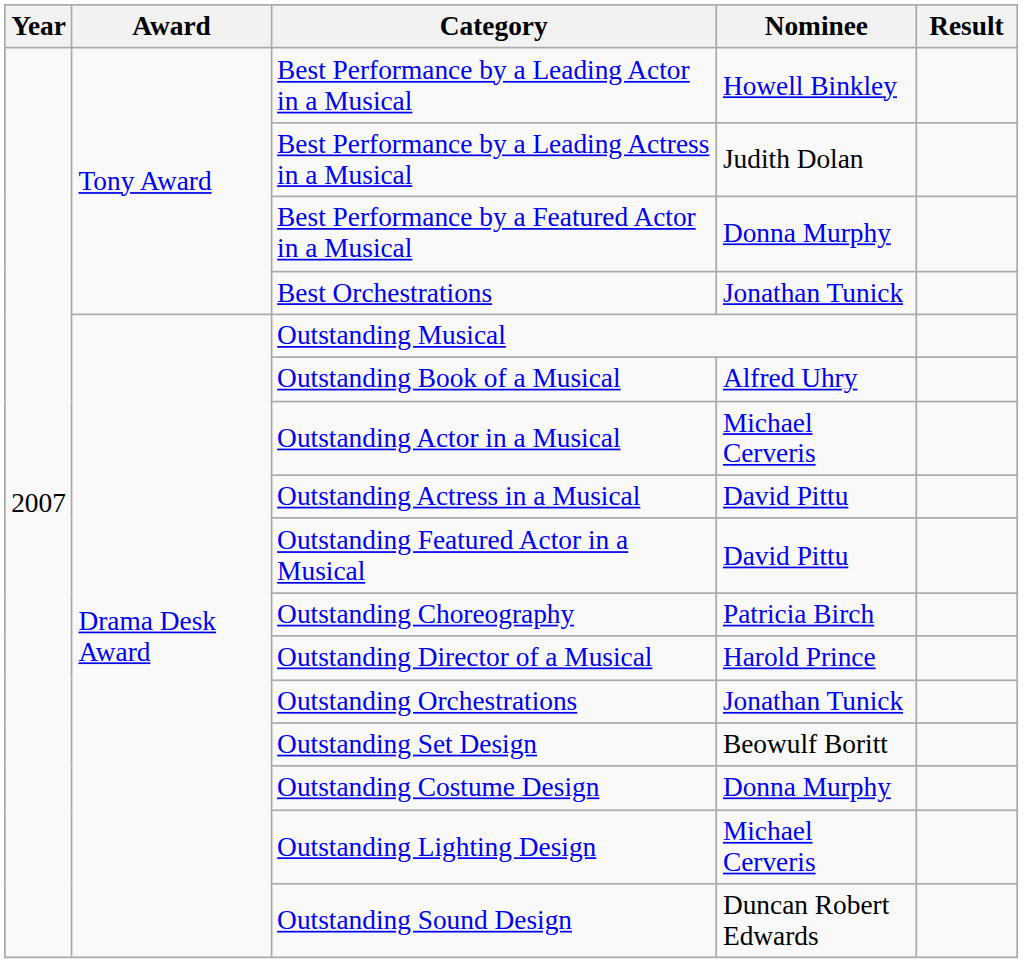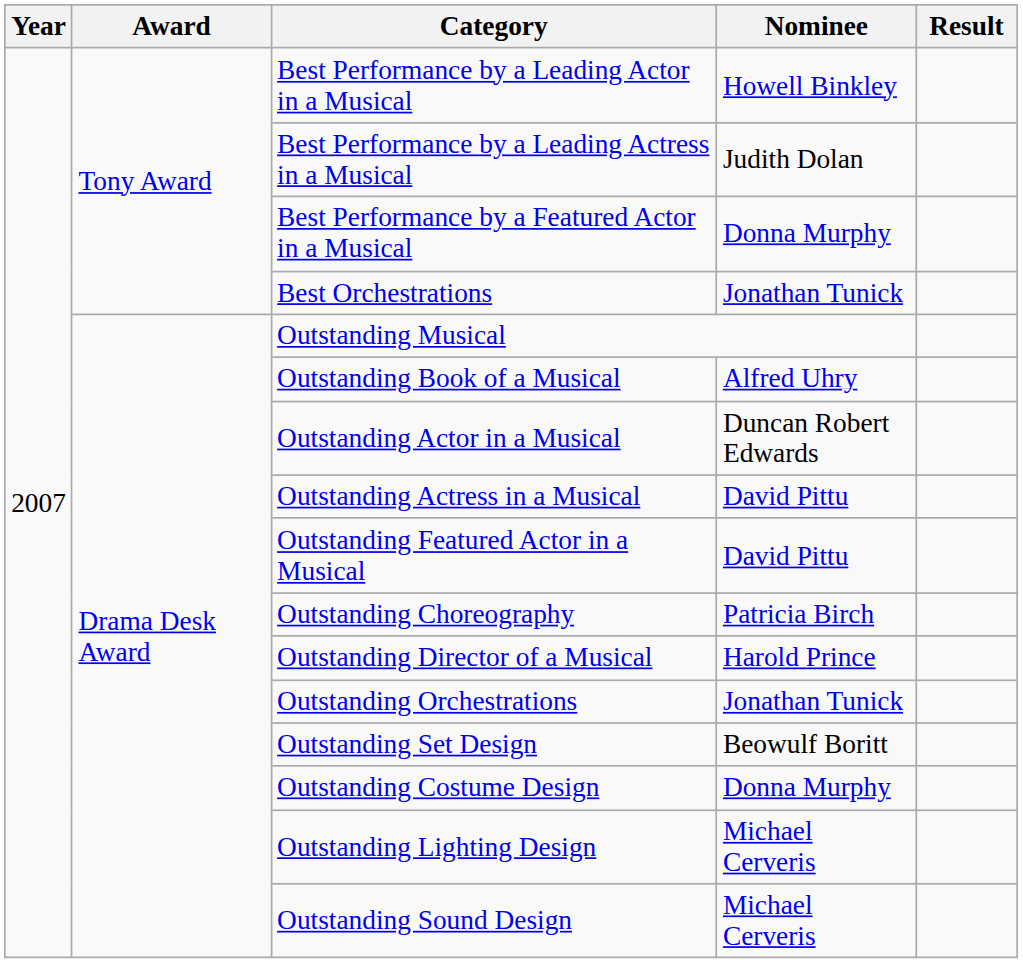(769, 437) Michael Cerveris -> (806, 437) Duncan Robert Edwards
(806, 920) Duncan Robert Edwards -> (769, 920) Michael Cerveris
